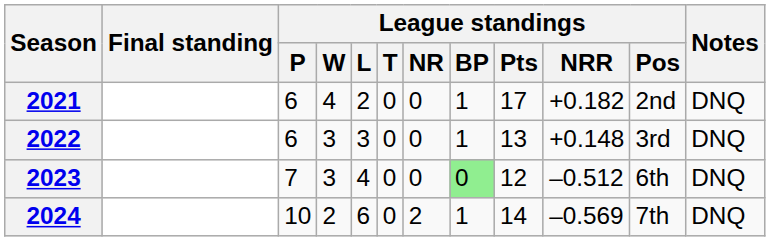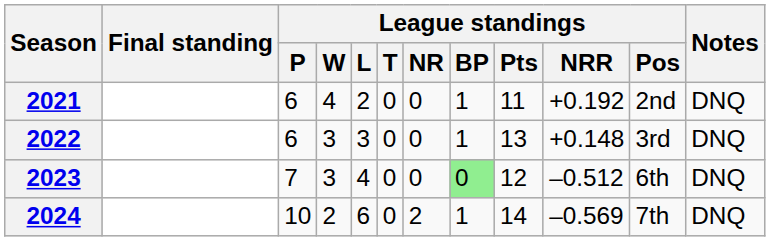(514, 100) 17 -> (513, 100) 11
(587, 100) +0.182 -> (587, 100) +0.192
